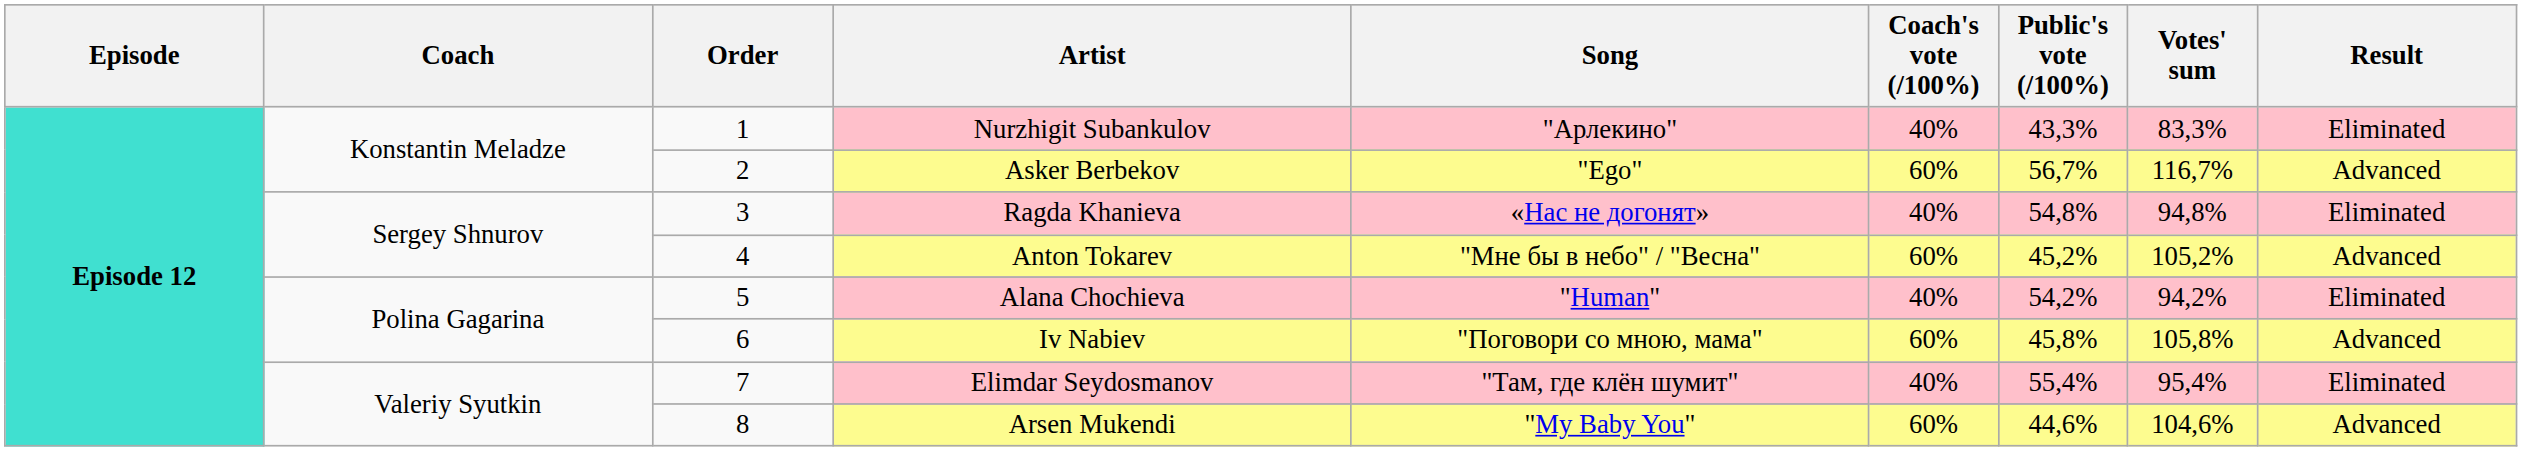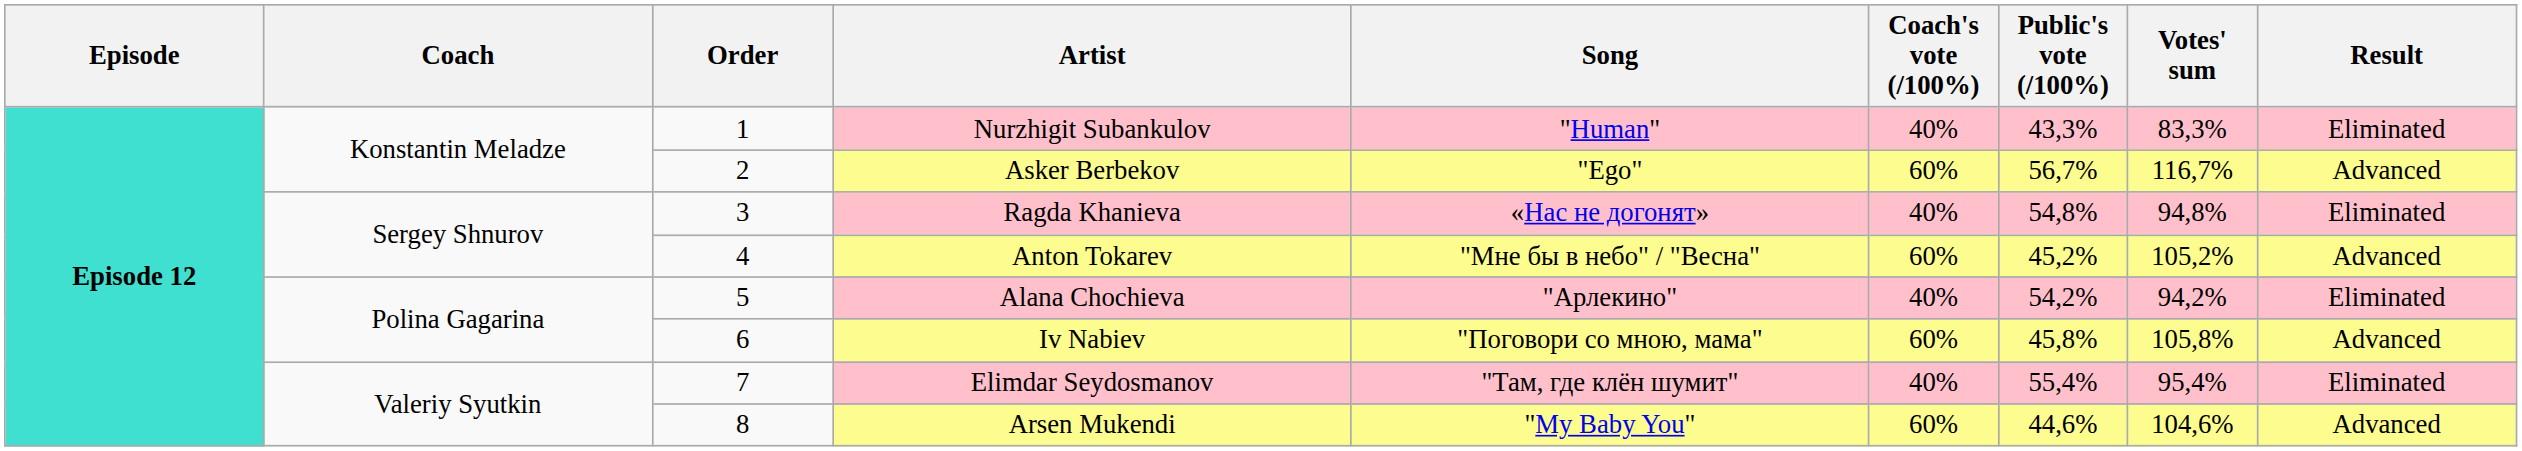(1610, 128) "Арлекино" -> (1610, 128) "Human"
(1610, 297) "Human" -> (1610, 297) "Арлекино"
